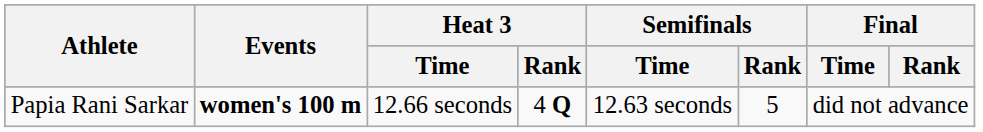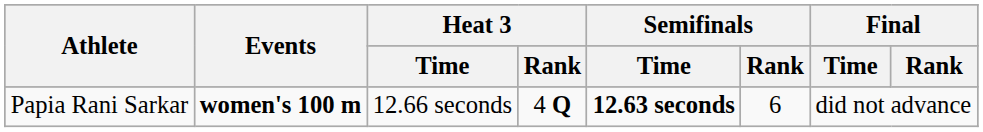(662, 106) normal -> (664, 106) bold
(772, 106) 5 -> (775, 106) 6
